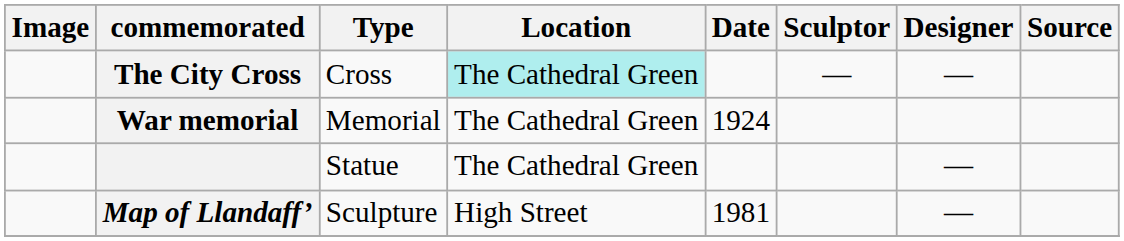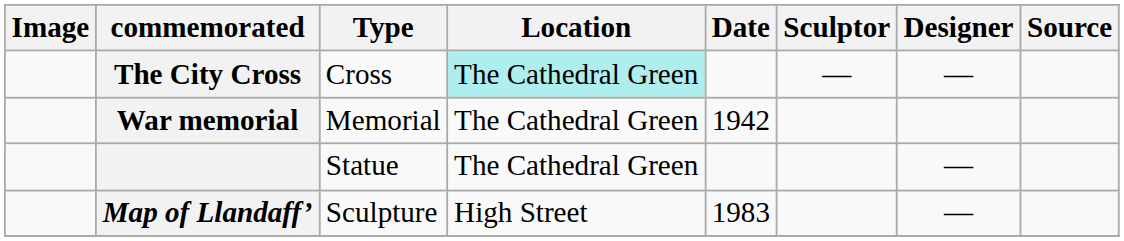(741, 119) 1924 -> (741, 119) 1942
(741, 212) 1981 -> (741, 212) 1983
